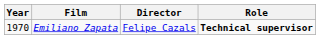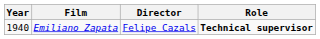(18, 27) 1970 -> (18, 27) 1940
